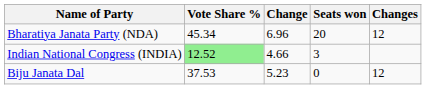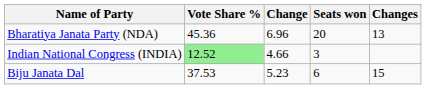(201, 34) 45.34 -> (201, 34) 45.36
(378, 34) 12 -> (378, 34) 13
(316, 73) 0 -> (316, 73) 6
(378, 73) 12 -> (378, 73) 15
